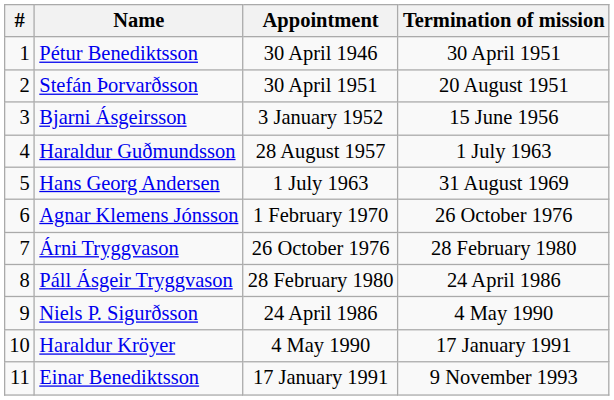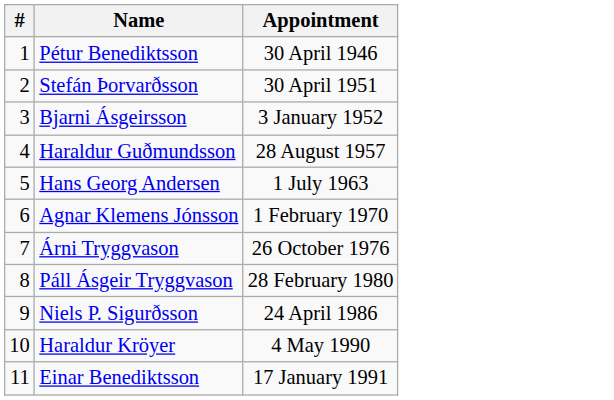- column: (504, 20)
